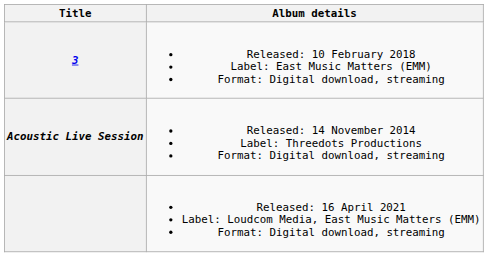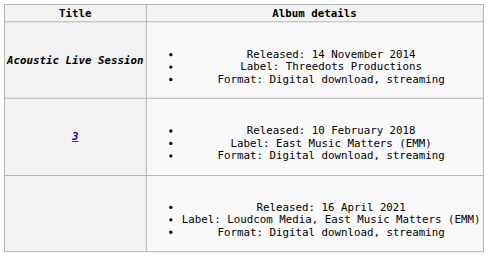rows swapped: (75, 137) <-> (75, 60)
